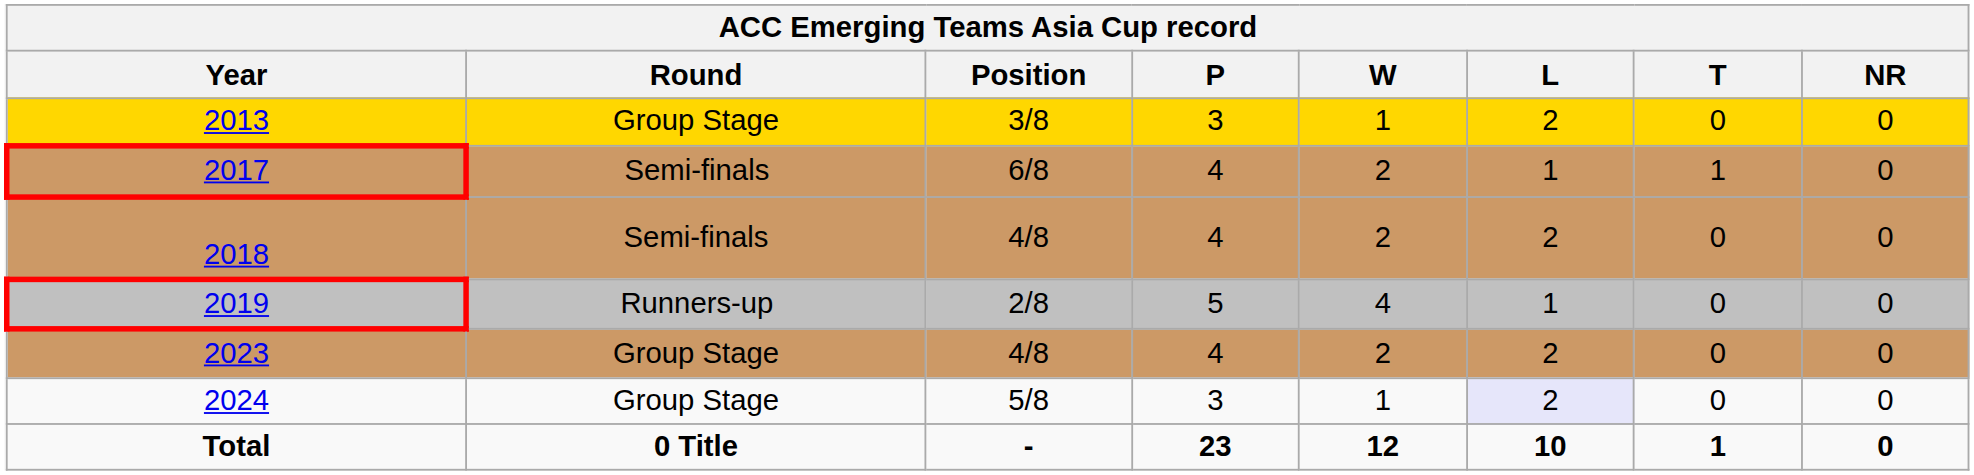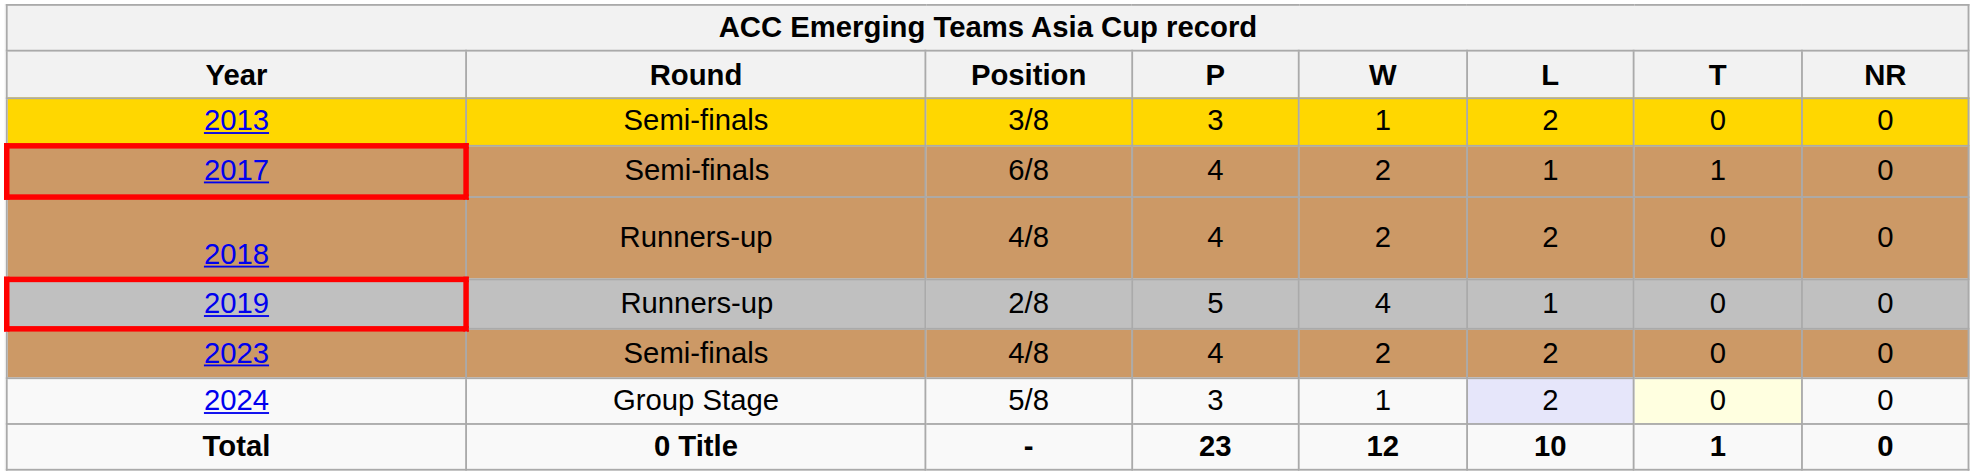(696, 121) Group Stage -> (696, 121) Semi-finals
(696, 237) Semi-finals -> (696, 237) Runners-up
(696, 353) Group Stage -> (696, 353) Semi-finals
(1718, 400) no background -> (1718, 400) lightyellow background
